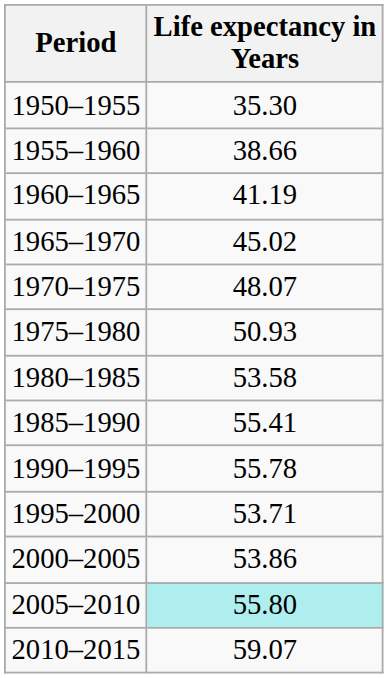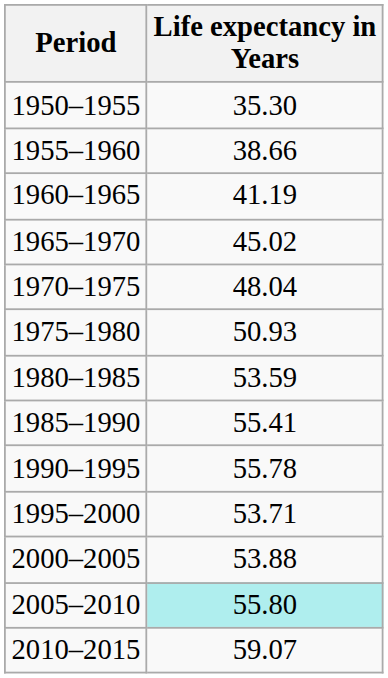(265, 286) 48.07 -> (265, 286) 48.04
(265, 377) 53.58 -> (265, 377) 53.59
(265, 559) 53.86 -> (265, 559) 53.88
